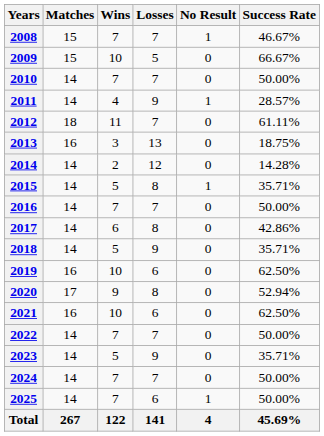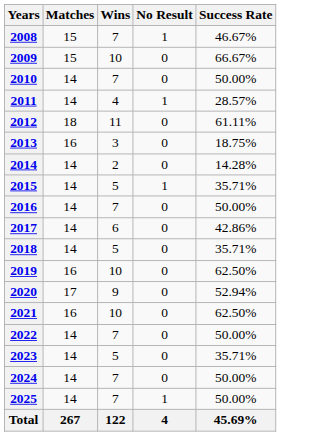- column: (155, 15)
